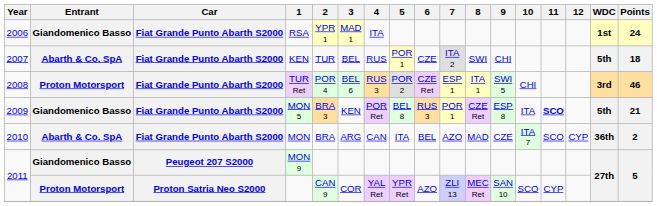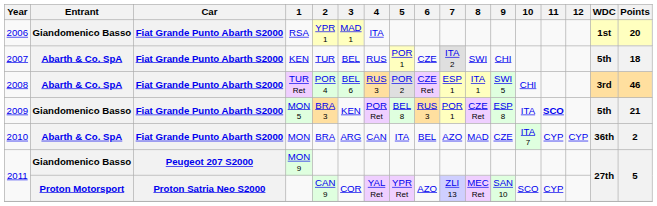(635, 33) 24 -> (635, 33) 20
(82, 85) Proton Motorsport -> (82, 85) Abarth & Co. SpA
(553, 137) SCO -> (553, 137) CYP
